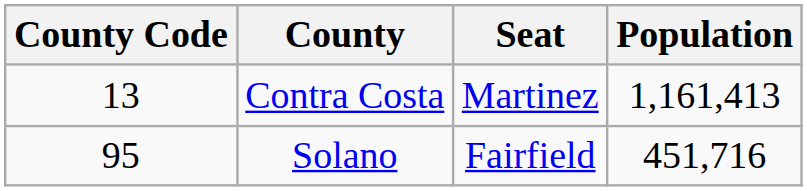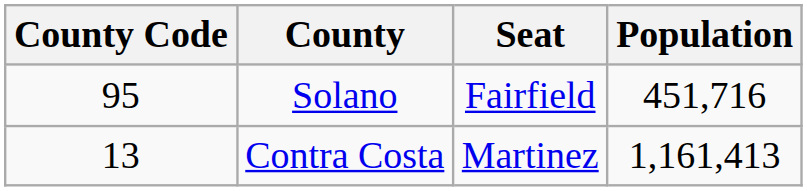rows swapped: (345, 94) <-> (345, 154)
